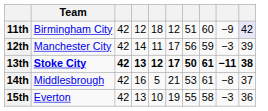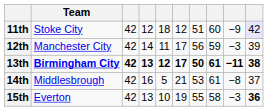(73, 30) Birmingham City -> (58, 30) Stoke City
(60, 64) Stoke City -> (77, 64) Birmingham City
(247, 98) normal -> (254, 98) bold
